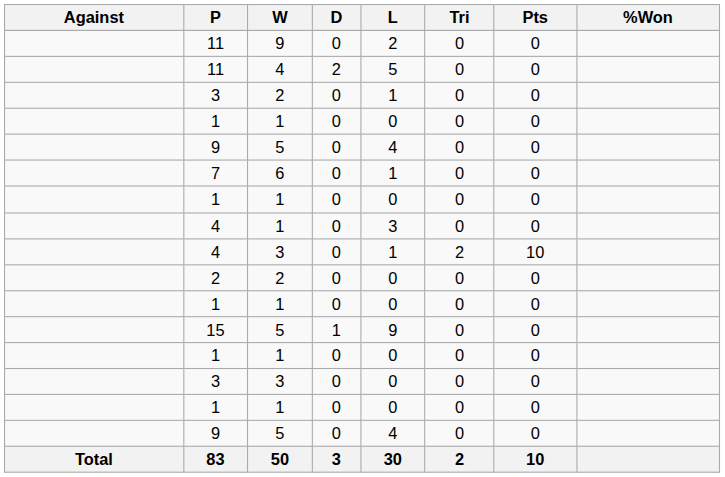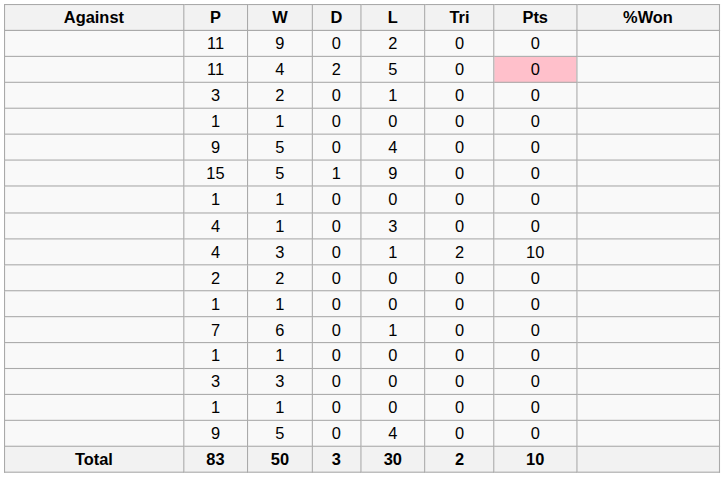(535, 70) no background -> (535, 70) pink background
rows swapped: (215, 174) <-> (215, 330)
